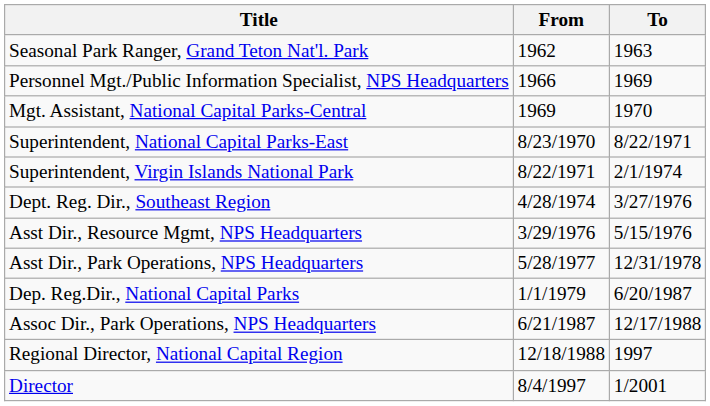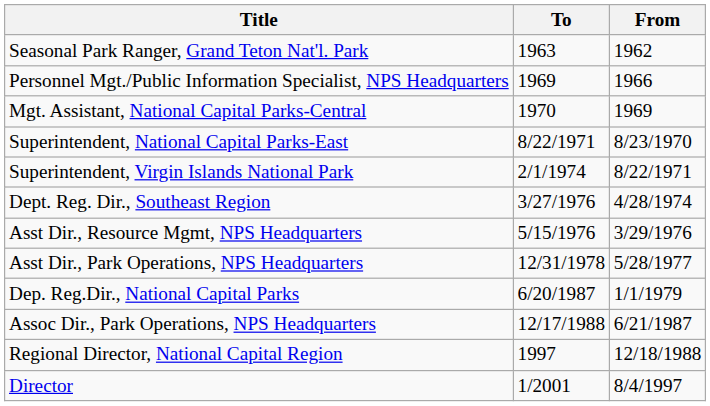columns swapped: (561, 19) <-> (658, 19)
